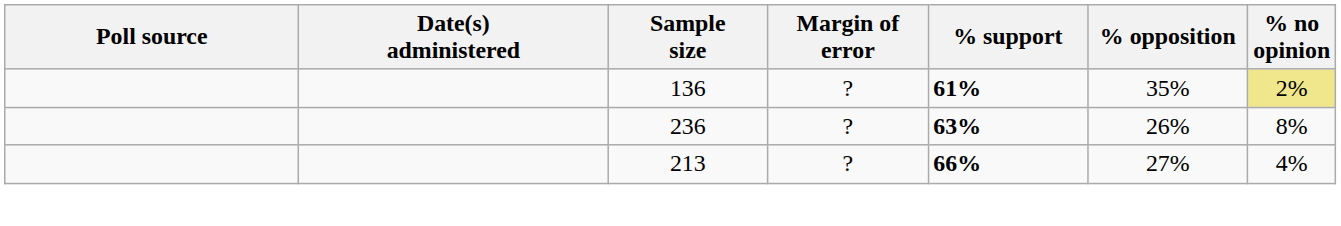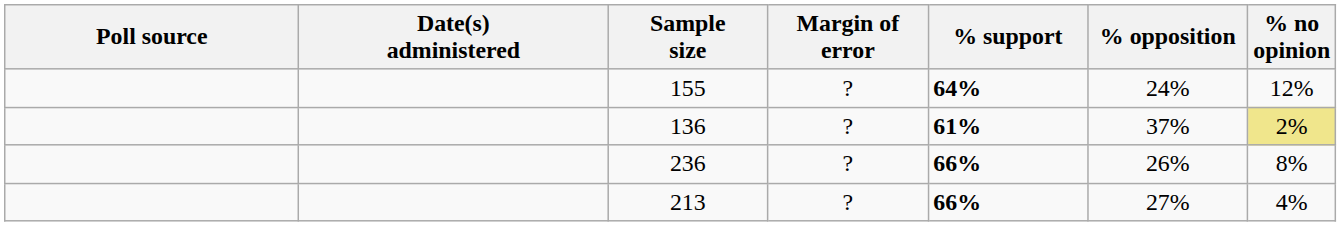+ row: (688, 88)
(1168, 88) 35% -> (1168, 125) 37%
(957, 125) 63% -> (957, 163) 66%
